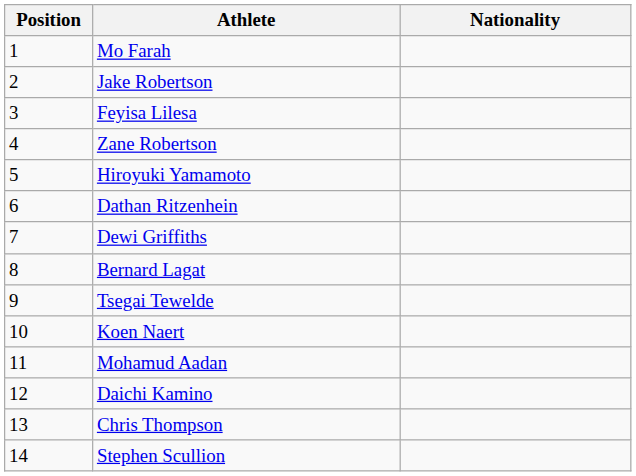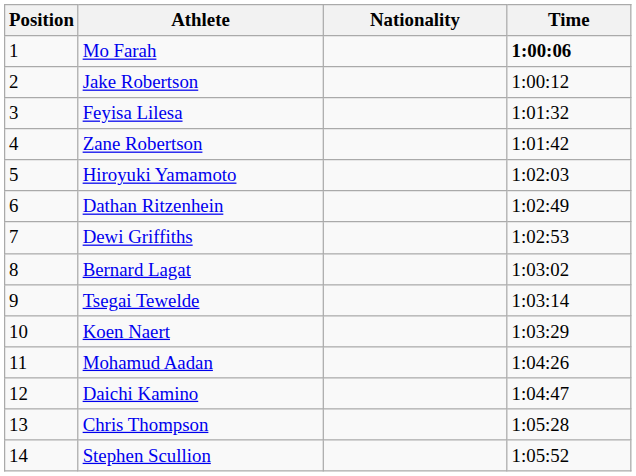+ column: (569, 20)
